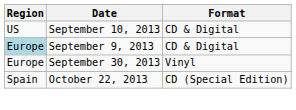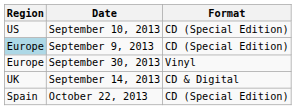(202, 30) CD & Digital -> (227, 30) CD (Special Edition)
(202, 46) CD & Digital -> (227, 46) CD (Special Edition)
+ row: (104, 80)
